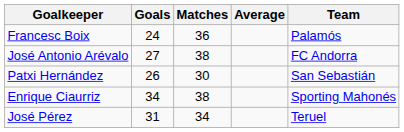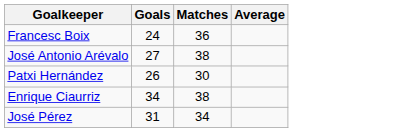- column: (343, 14)
